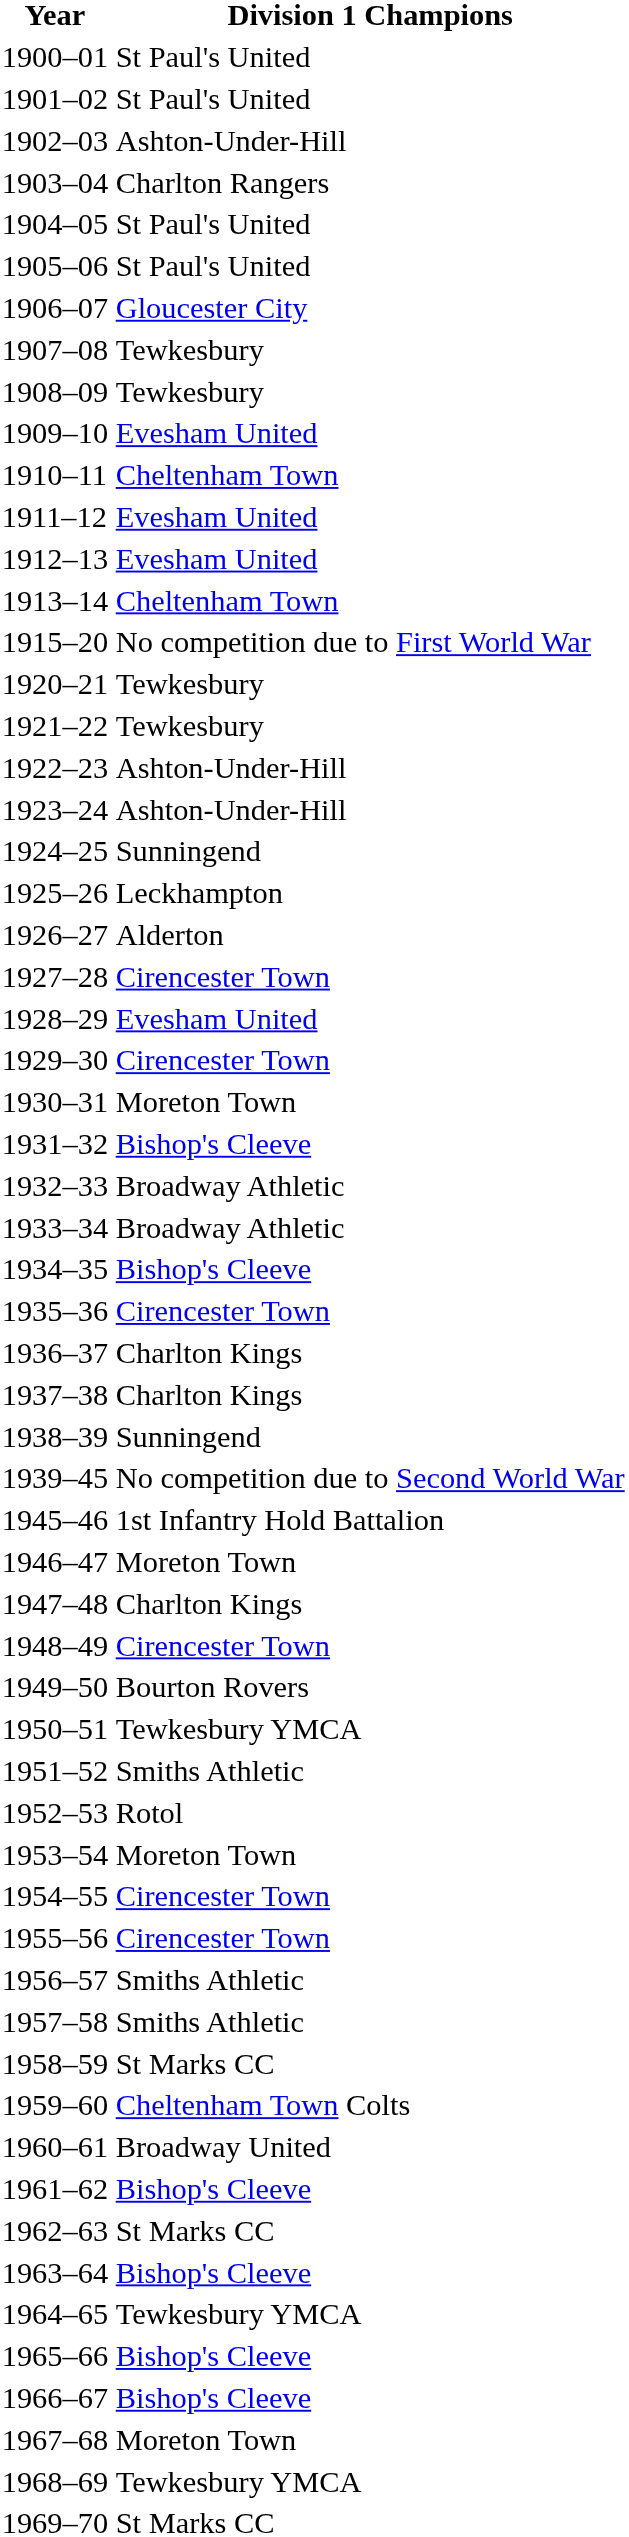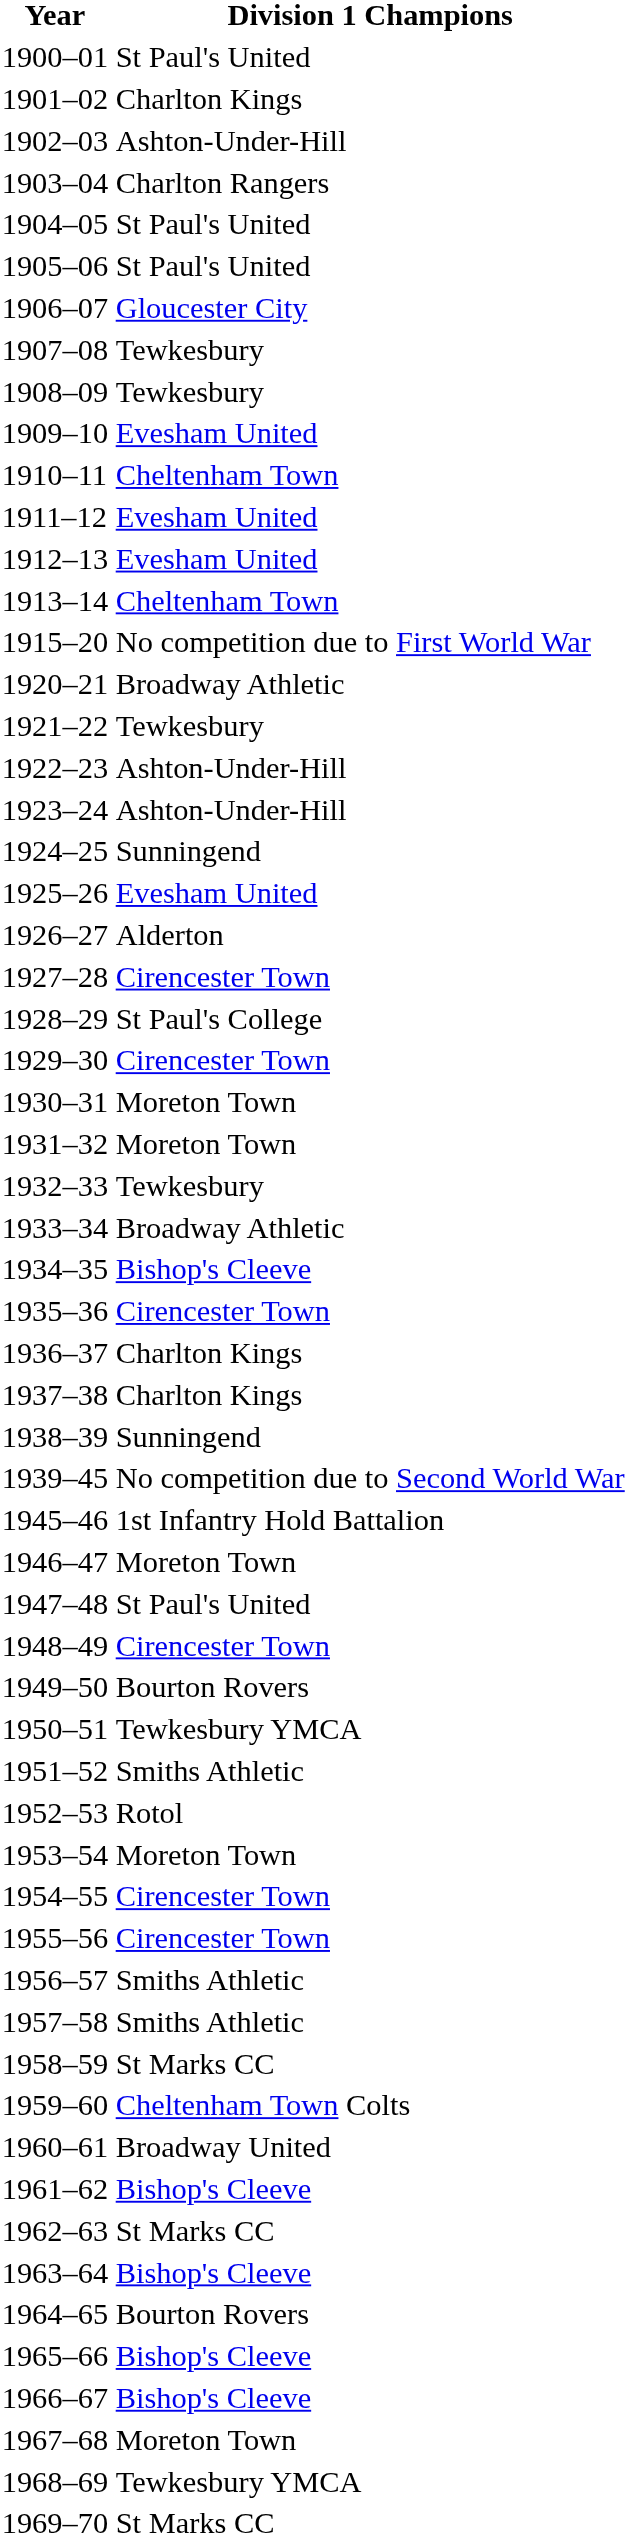(213, 98) St Paul's United -> (209, 98) Charlton Kings
(190, 684) Tewkesbury -> (230, 684) Broadway Athletic
(199, 893) Leckhampton -> (217, 893) Evesham United
(217, 1018) Evesham United -> (219, 1018) St Paul's College
(213, 1143) Bishop's Cleeve -> (206, 1143) Moreton Town
(230, 1185) Broadway Athletic -> (190, 1185) Tewkesbury
(209, 1603) Charlton Kings -> (213, 1603) St Paul's United
(239, 2314) Tewkesbury YMCA -> (212, 2314) Bourton Rovers
